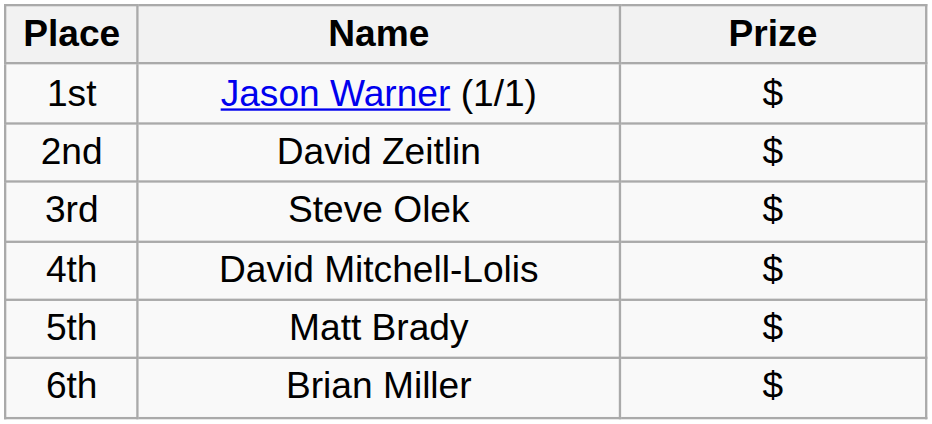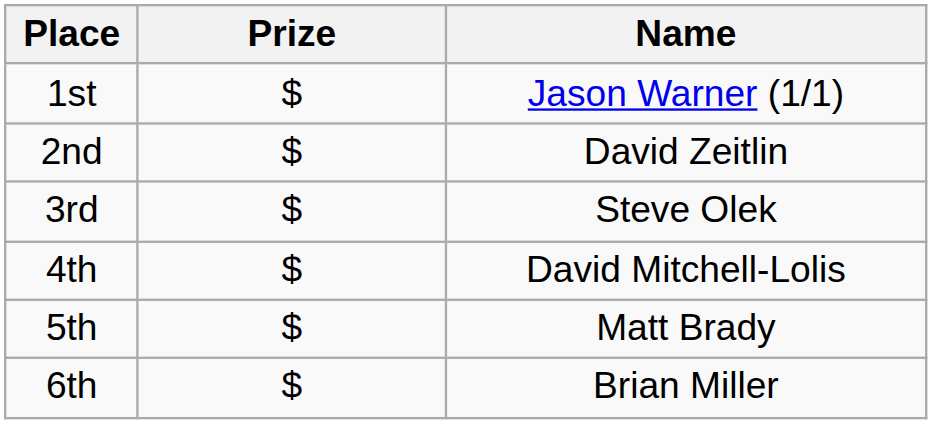columns swapped: (379, 33) <-> (773, 33)
